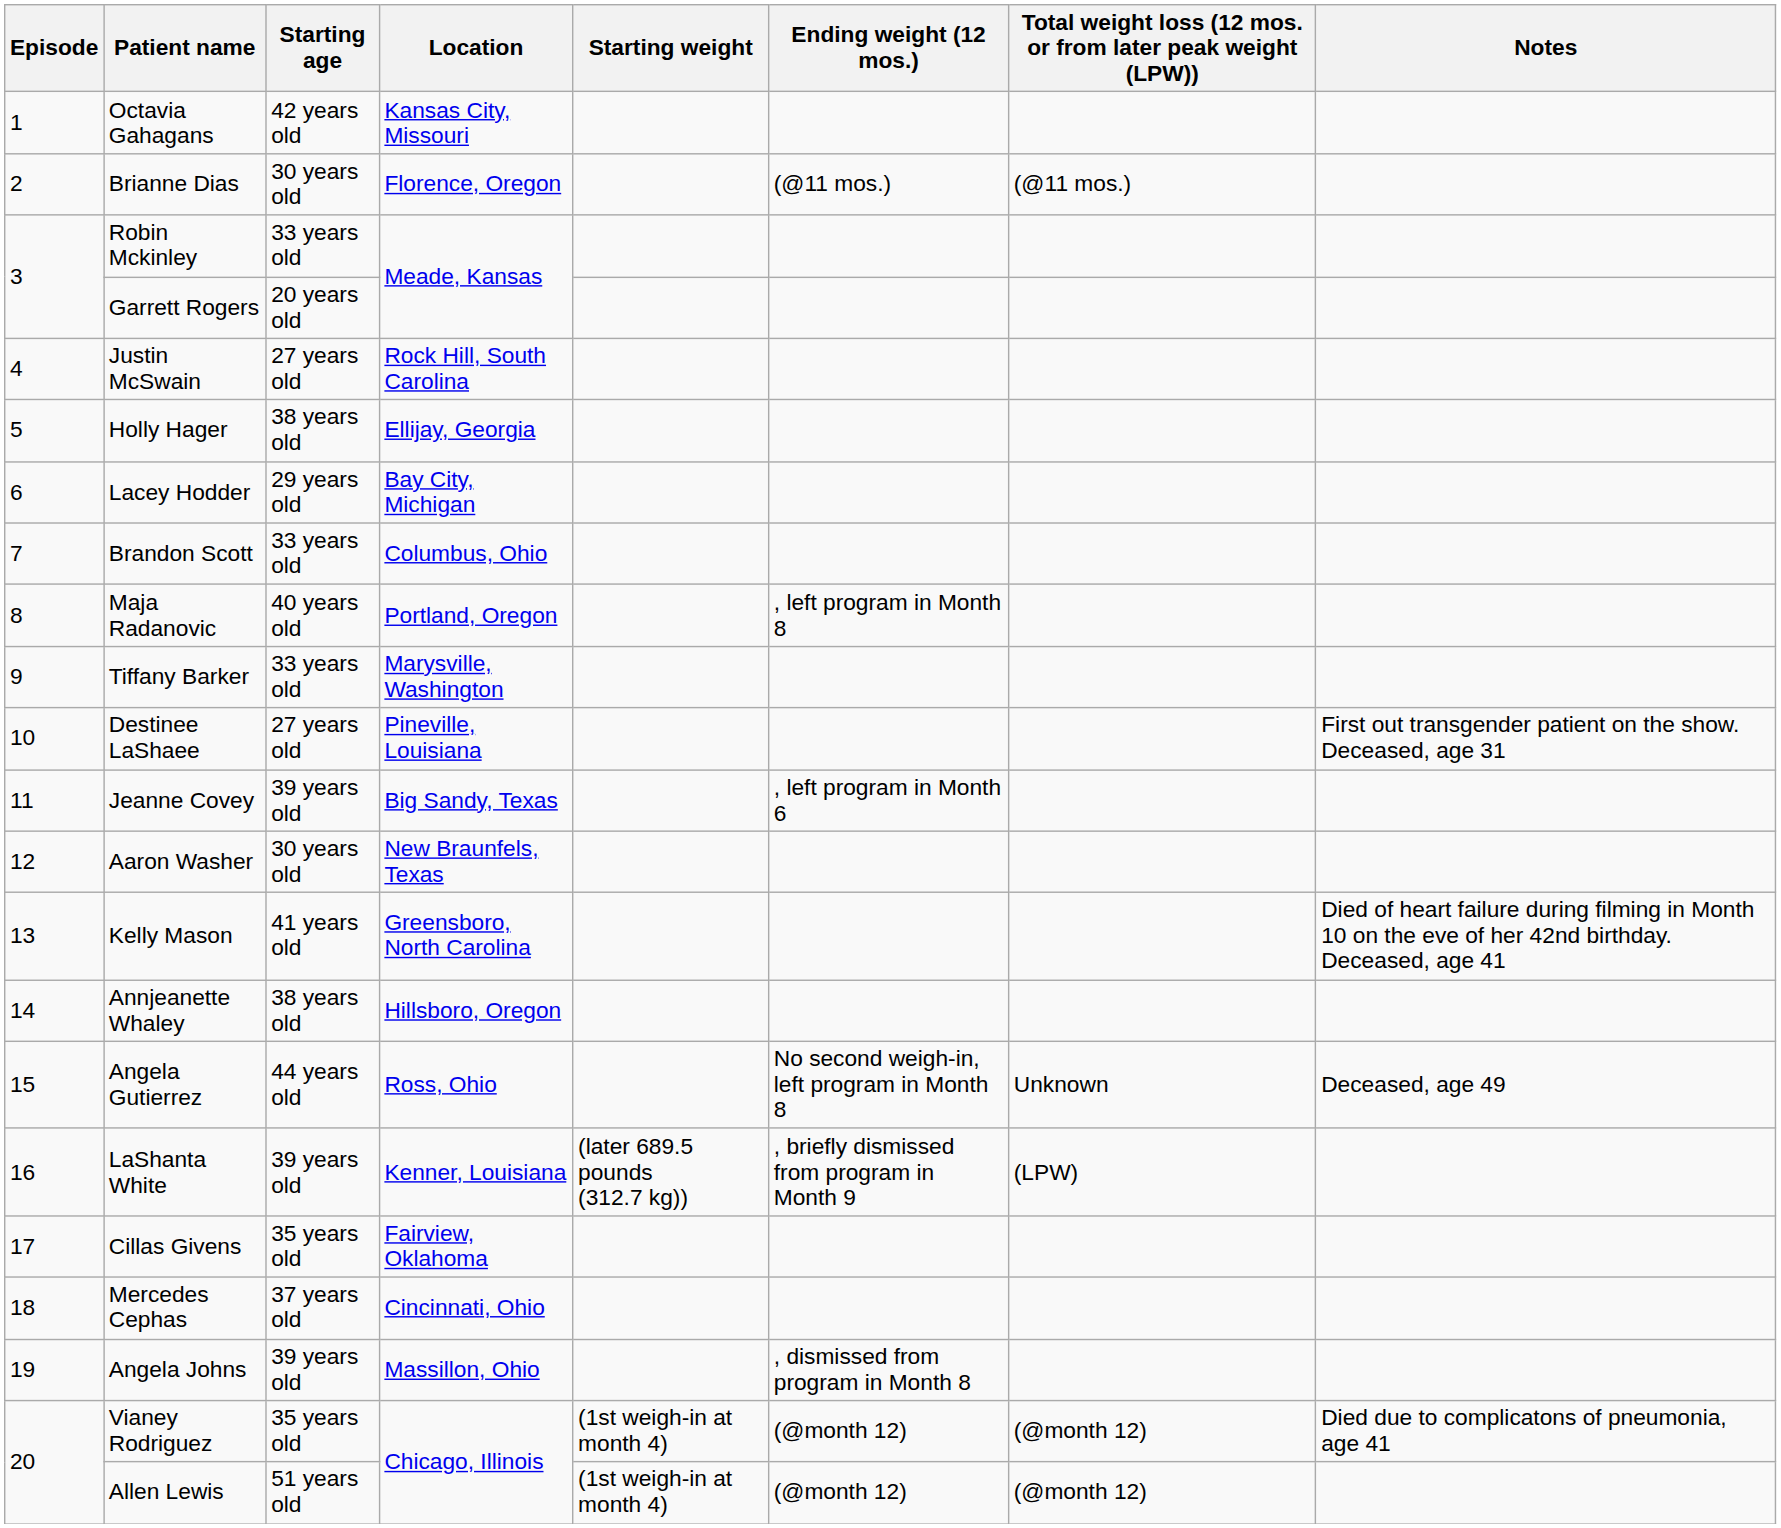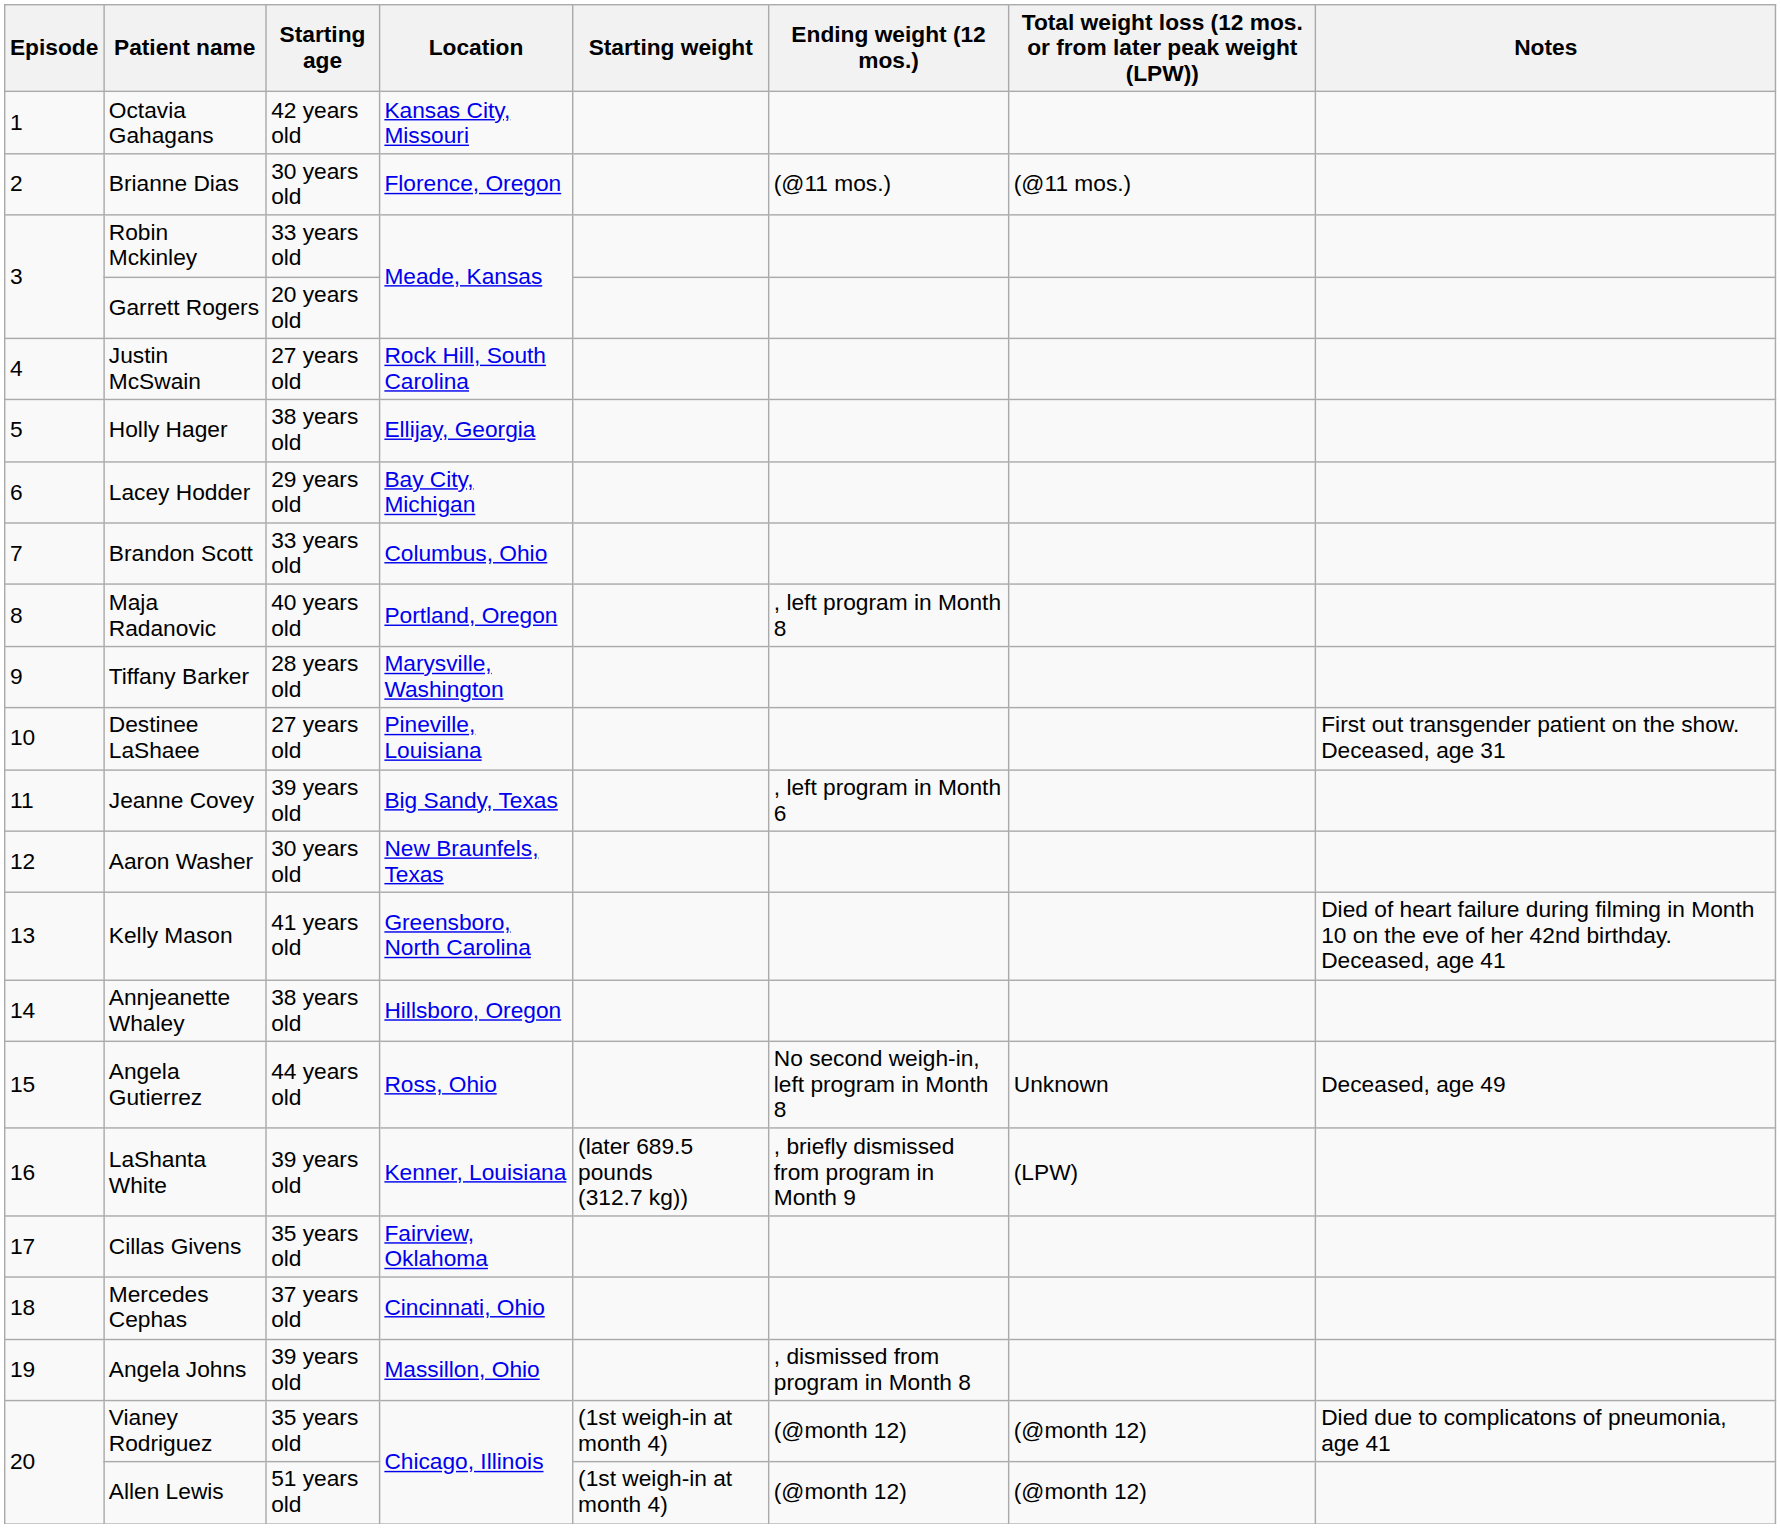(315, 676) 33 years old -> (315, 676) 28 years old
